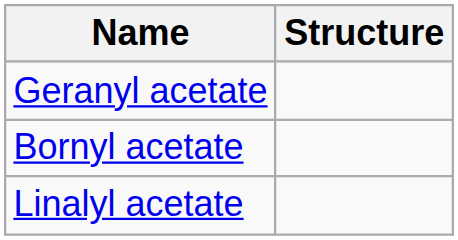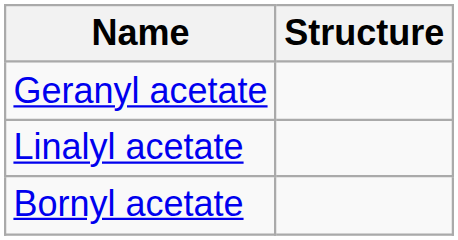rows swapped: (128, 147) <-> (129, 204)
